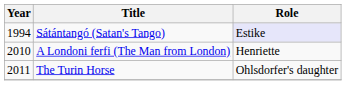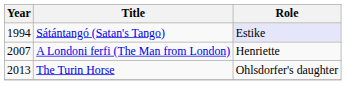(19, 51) 2010 -> (19, 51) 2007
(19, 70) 2011 -> (19, 70) 2013
